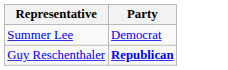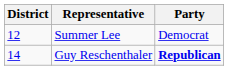+ column: (28, 14)
